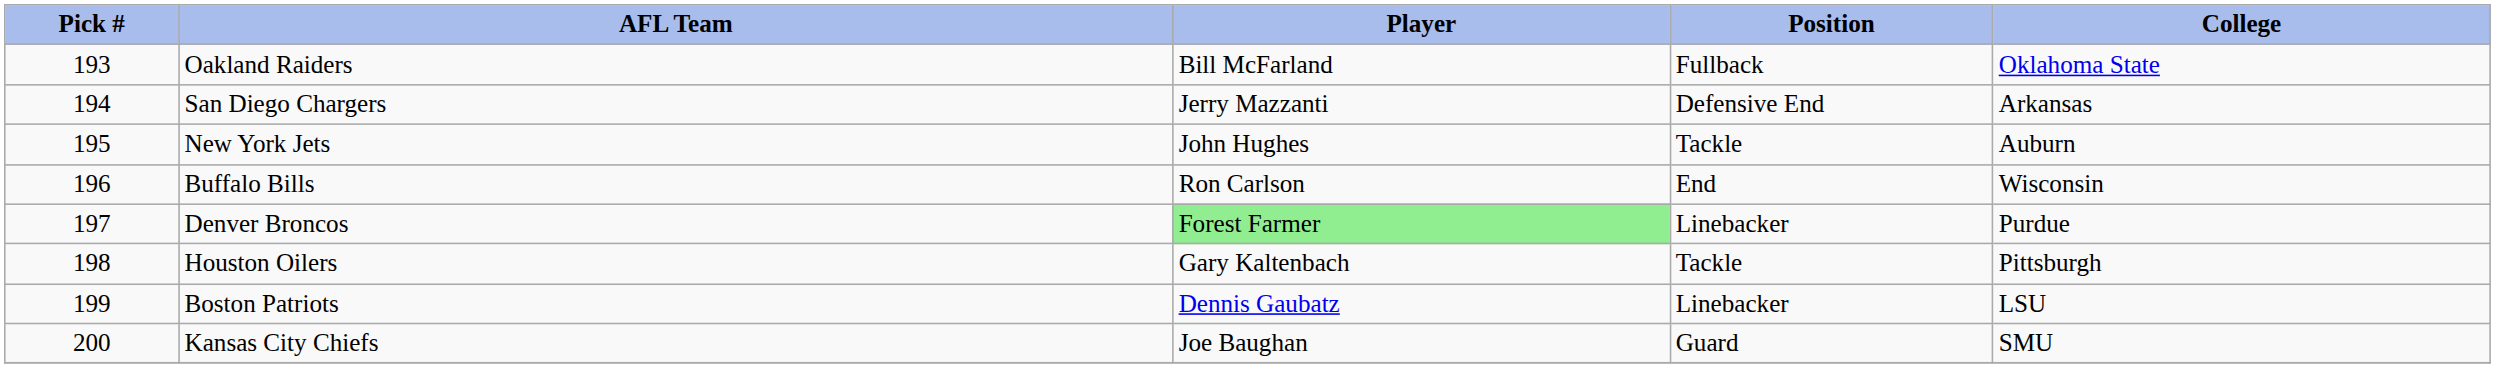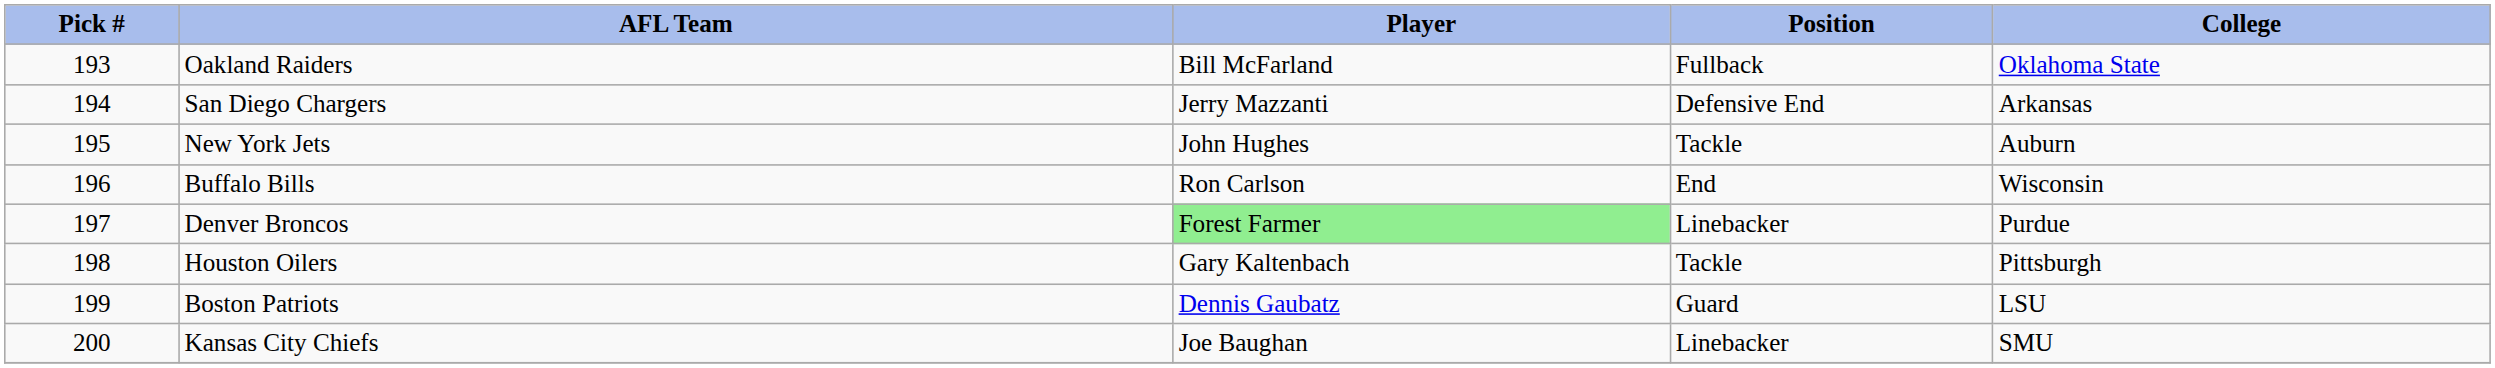(1732, 303) Linebacker -> (1707, 303) Guard
(1707, 343) Guard -> (1732, 343) Linebacker
